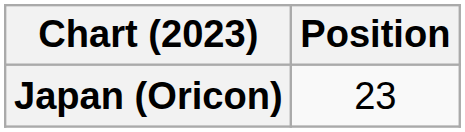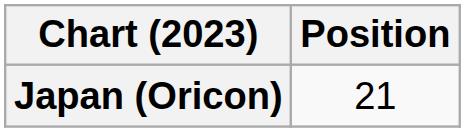(375, 95) 23 -> (375, 95) 21
